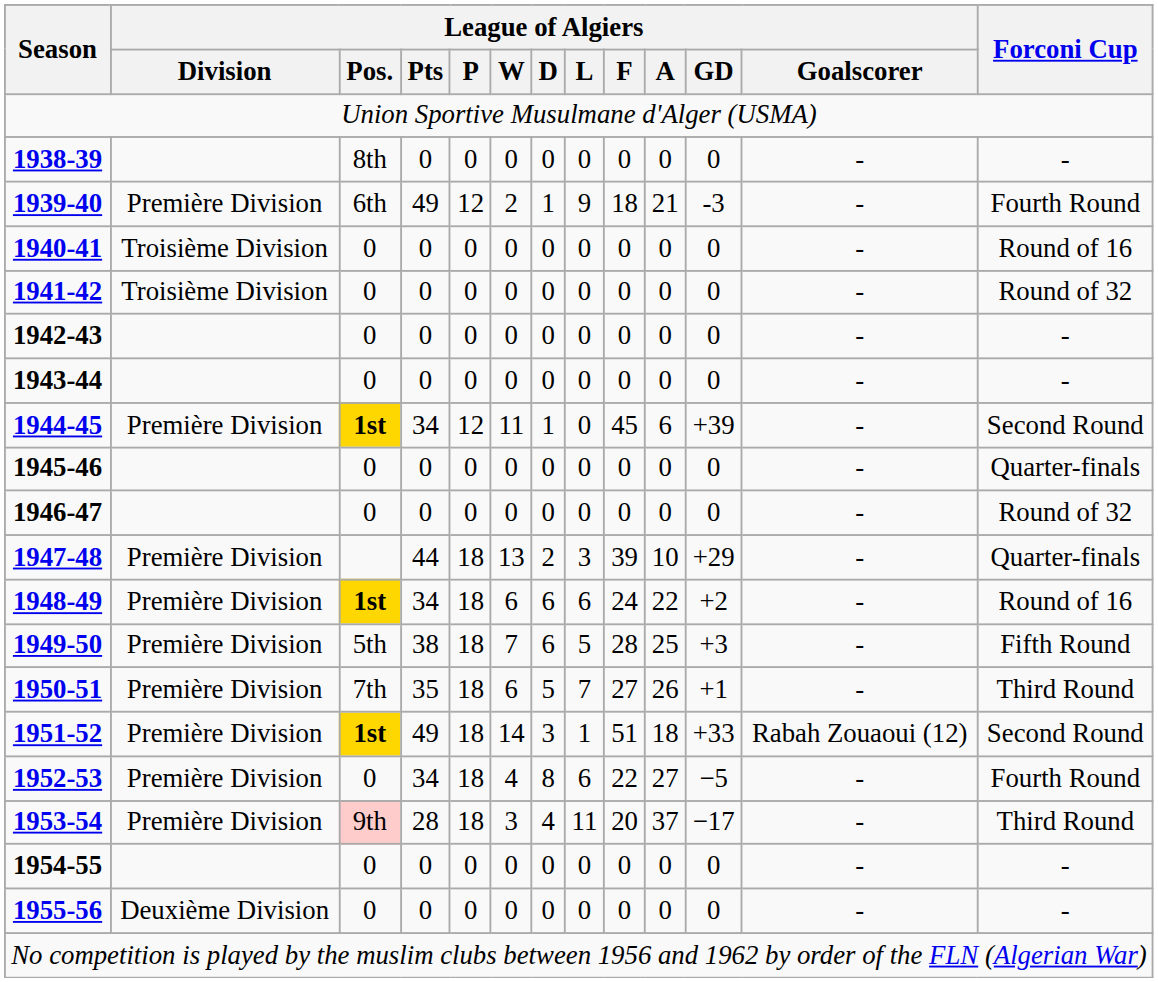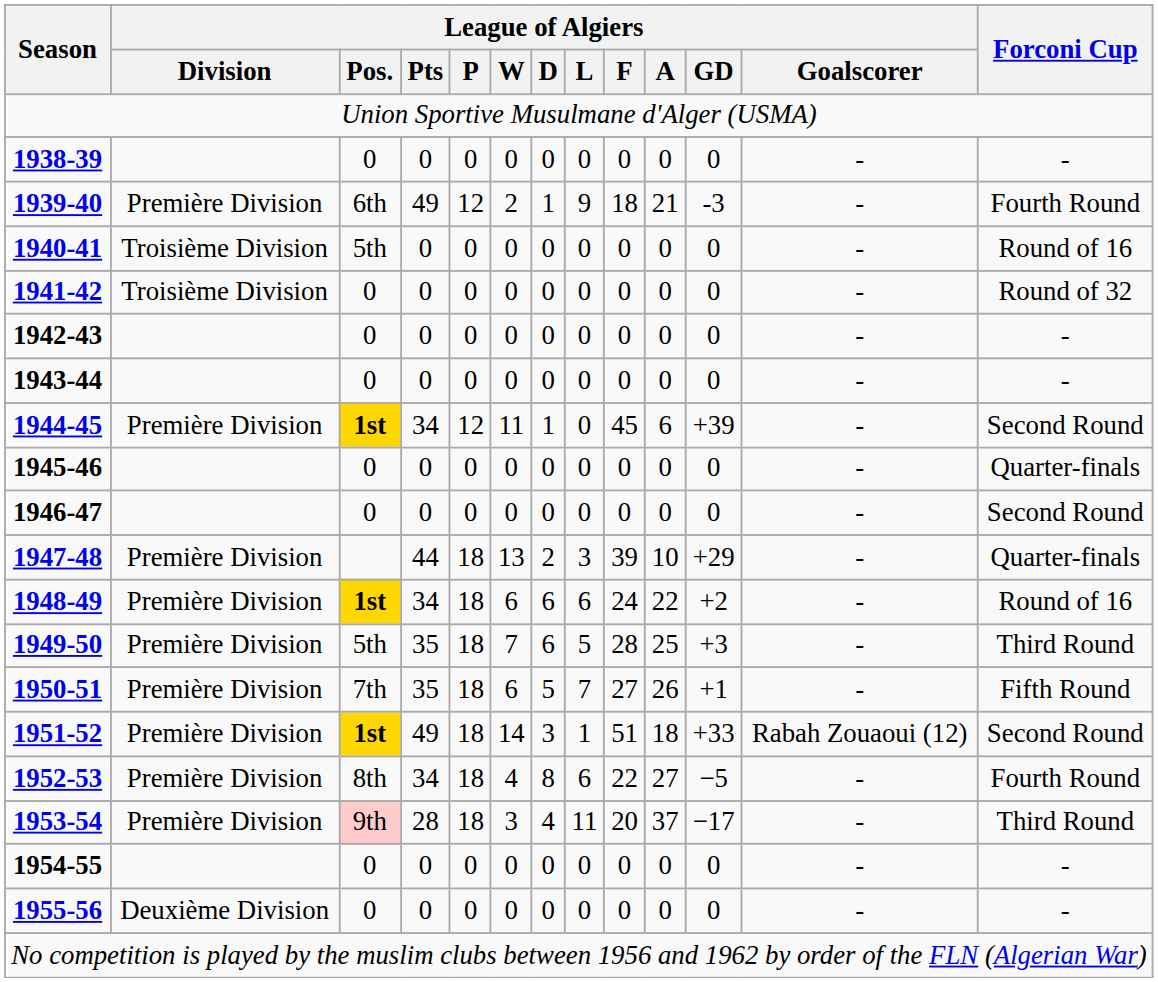(370, 159) 8th -> (370, 159) 0
(370, 247) 0 -> (370, 247) 5th
(1065, 512) Round of 32 -> (1065, 512) Second Round
(425, 645) 38 -> (425, 645) 35
(1065, 645) Fifth Round -> (1065, 645) Third Round
(1065, 689) Third Round -> (1065, 689) Fifth Round
(370, 777) 0 -> (370, 777) 8th
